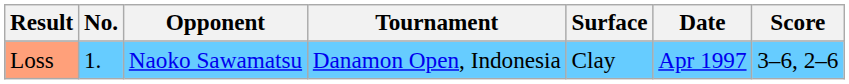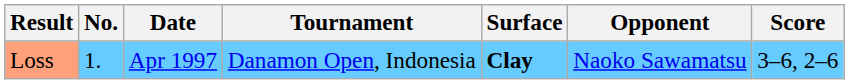columns swapped: (702, 22) <-> (215, 22)
(593, 59) normal -> (510, 59) bold
